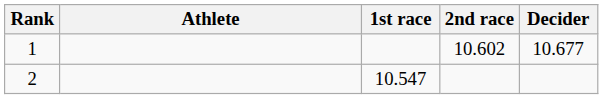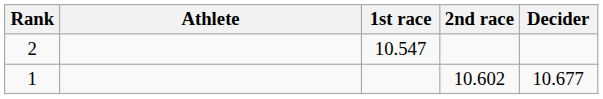rows swapped: (32, 49) <-> (32, 78)
